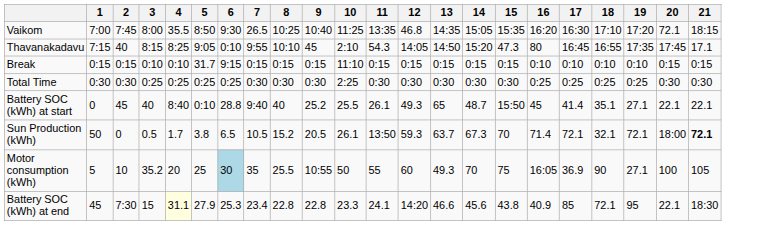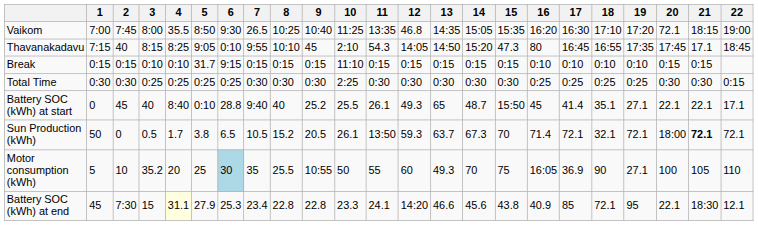+ column: (737, 13)
